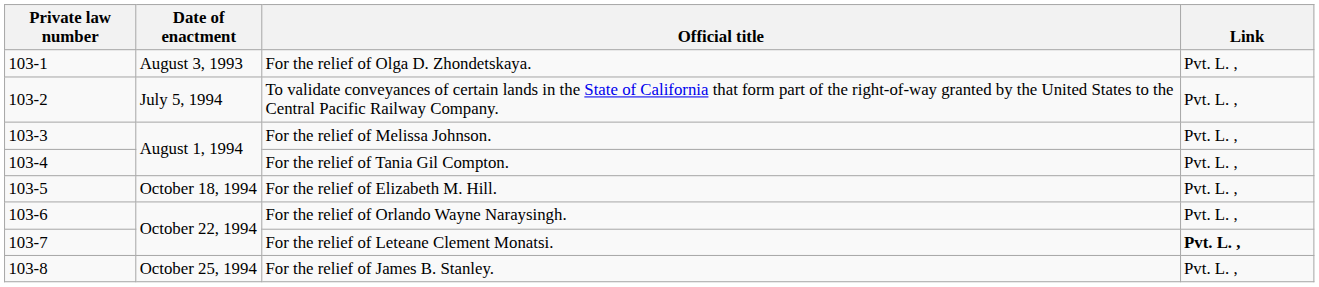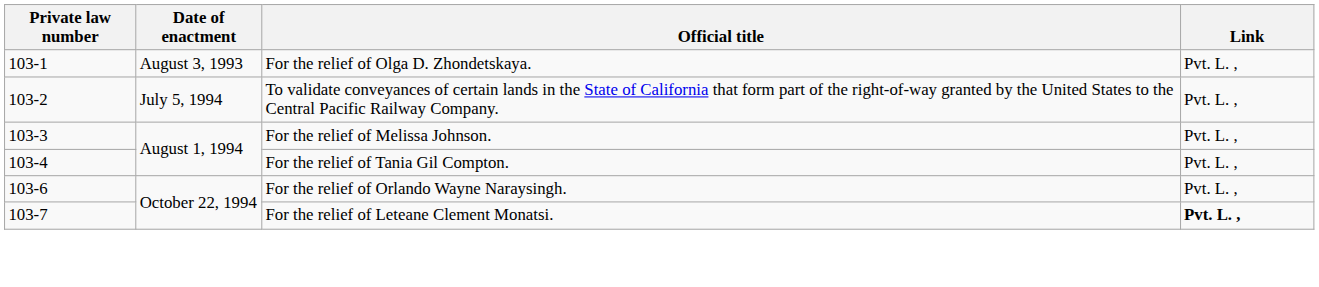- row: (381, 188)
- row: (380, 268)
